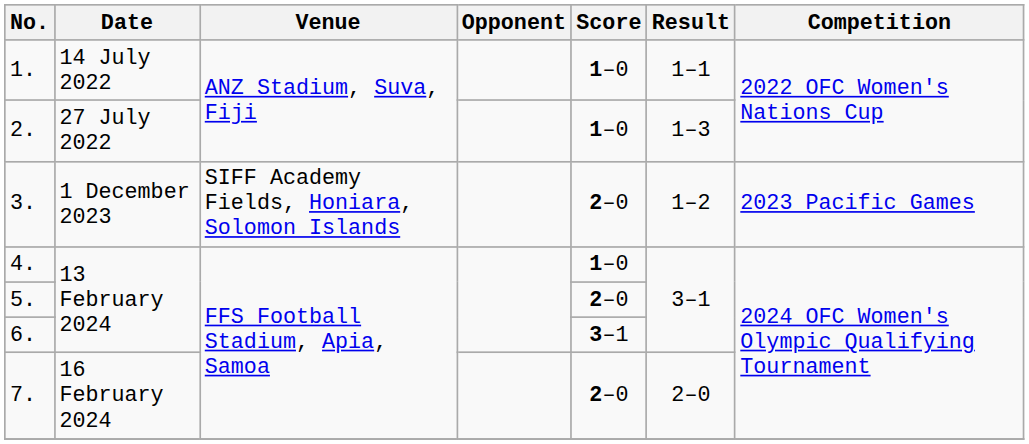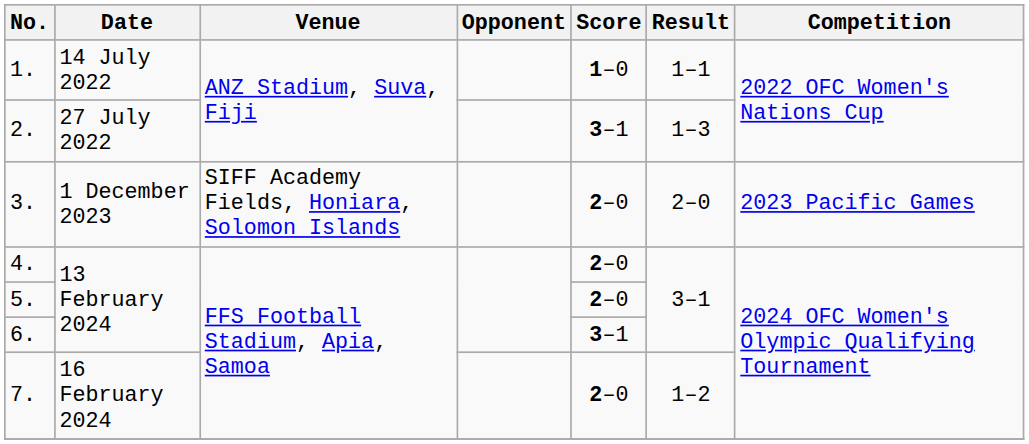(609, 131) 1–0 -> (609, 131) 3–1
(691, 204) 1–2 -> (691, 204) 2–0
(609, 264) 1–0 -> (609, 264) 2–0
(691, 395) 2–0 -> (691, 395) 1–2
